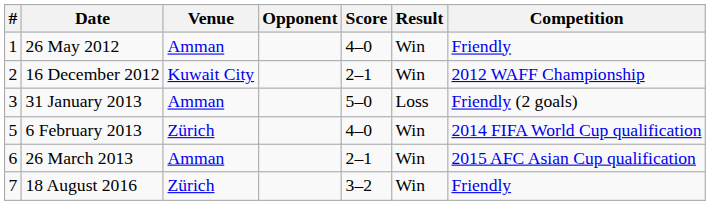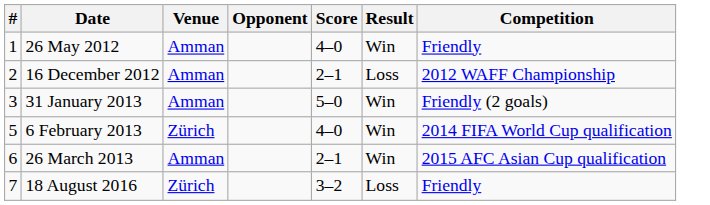(211, 74) Kuwait City -> (196, 74) Amman
(410, 74) Win -> (382, 74) Loss
(412, 102) Loss -> (380, 102) Win
(410, 185) Win -> (382, 185) Loss
